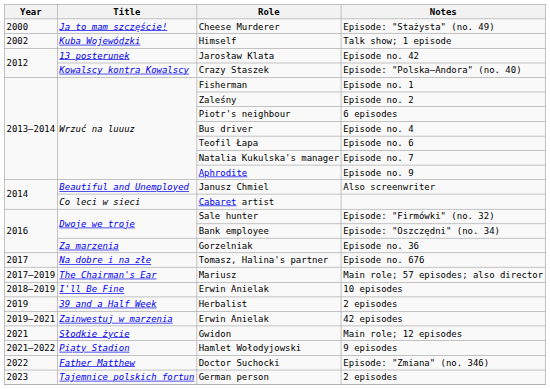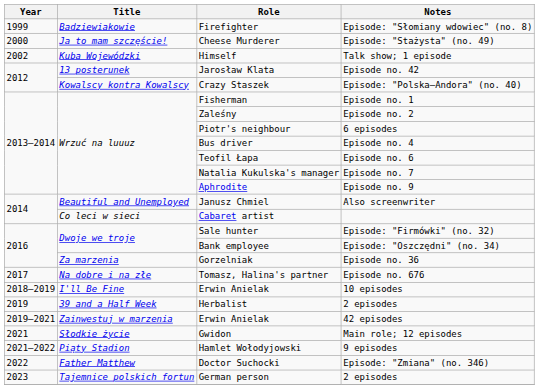+ row: (228, 26)
- row: (218, 275)
